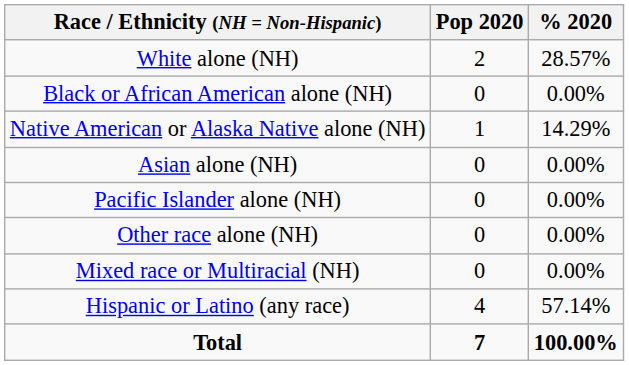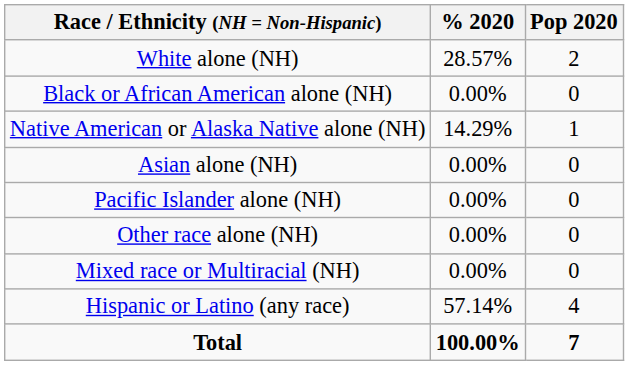columns swapped: (480, 22) <-> (576, 22)
